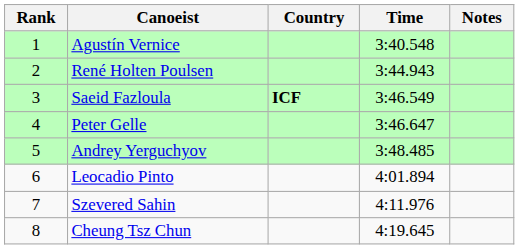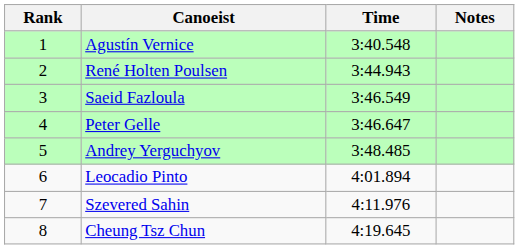- column: (314, 17)
